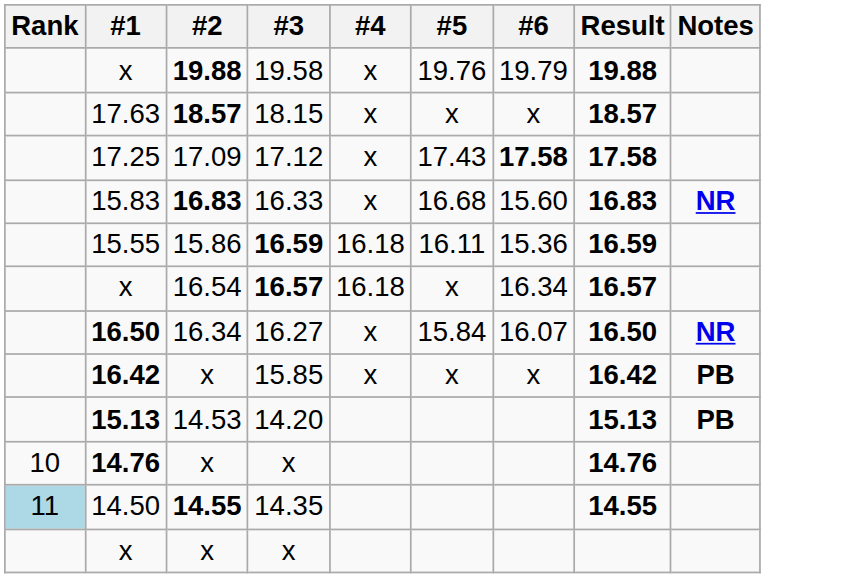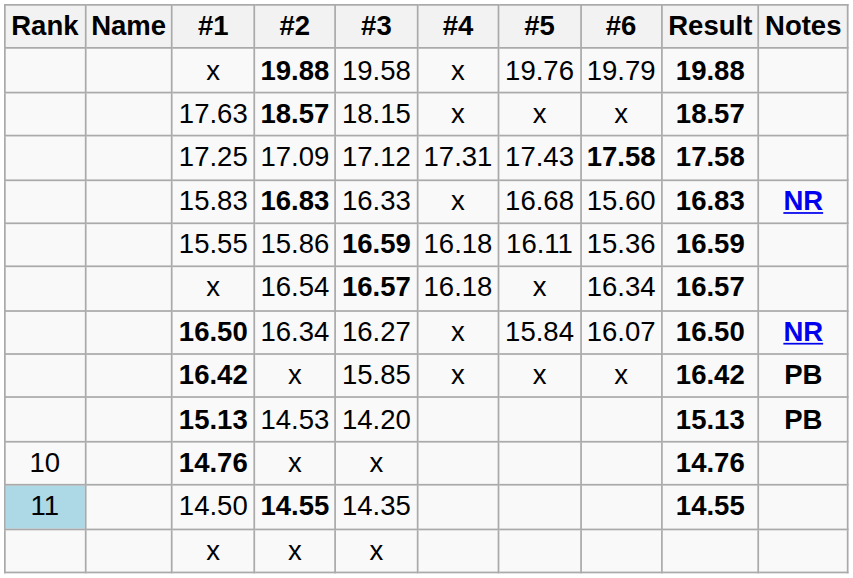+ column: (129, 26)
(370, 157) x -> (458, 157) 17.31
